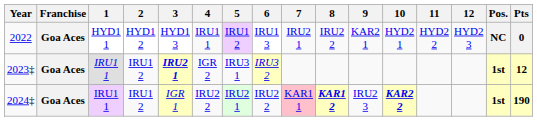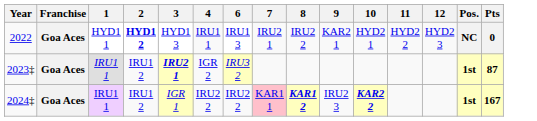- column: (237, 13)
(141, 37) normal -> (141, 37) bold
(521, 68) 12 -> (492, 68) 87
(521, 100) 190 -> (492, 100) 167
